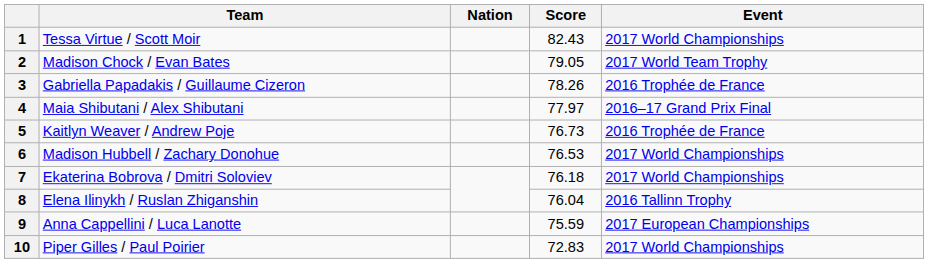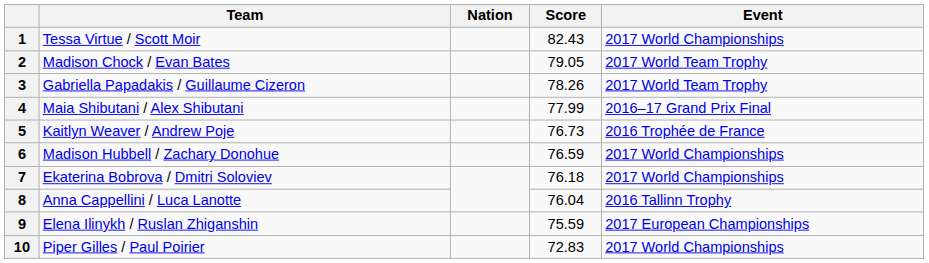(685, 85) 2016 Trophée de France -> (686, 85) 2017 World Team Trophy
(566, 108) 77.97 -> (566, 108) 77.99
(566, 154) 76.53 -> (566, 154) 76.59
(150, 200) Elena Ilinykh / Ruslan Zhiganshin -> (142, 200) Anna Cappellini / Luca Lanotte
(142, 223) Anna Cappellini / Luca Lanotte -> (150, 223) Elena Ilinykh / Ruslan Zhiganshin
